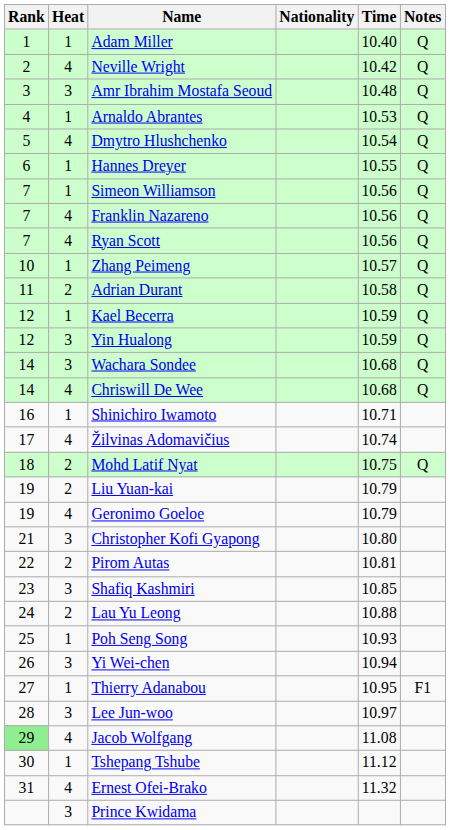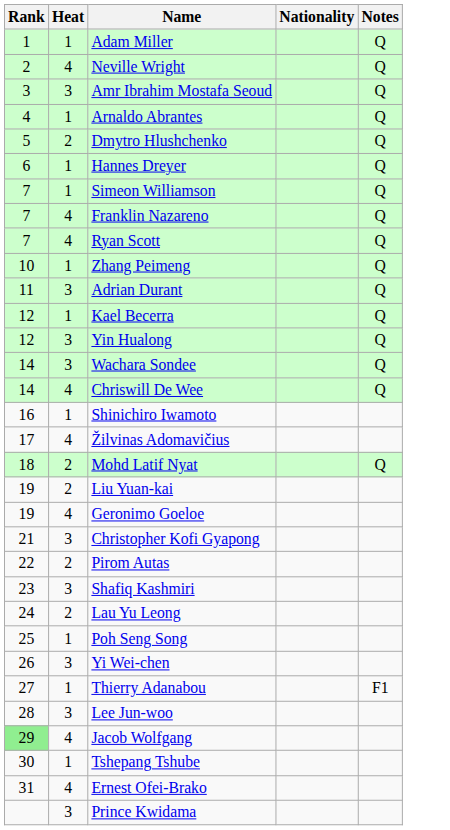- column: (379, 16)
(68, 141) 4 -> (68, 141) 2
(68, 290) 2 -> (68, 290) 3
